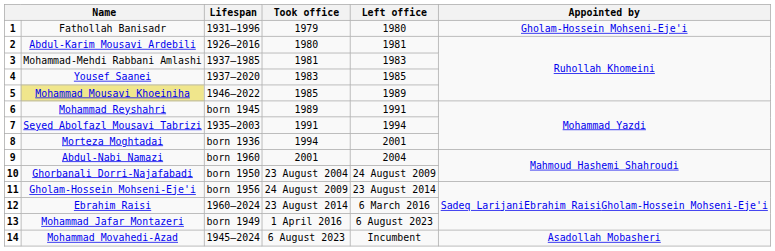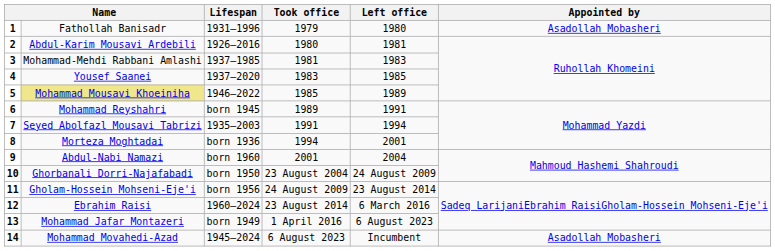(604, 29) Gholam-Hossein Mohseni-Eje'i -> (604, 29) Asadollah Mobasheri
